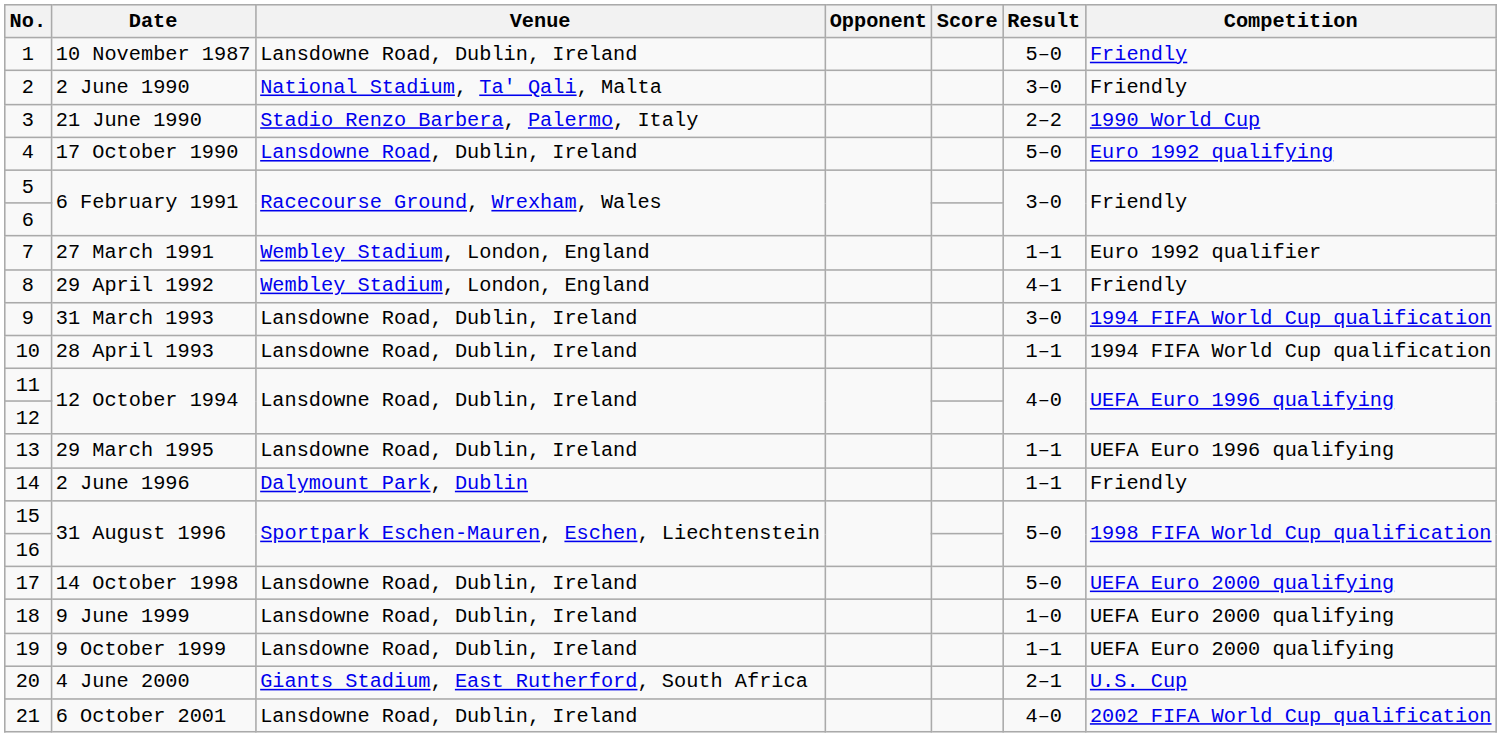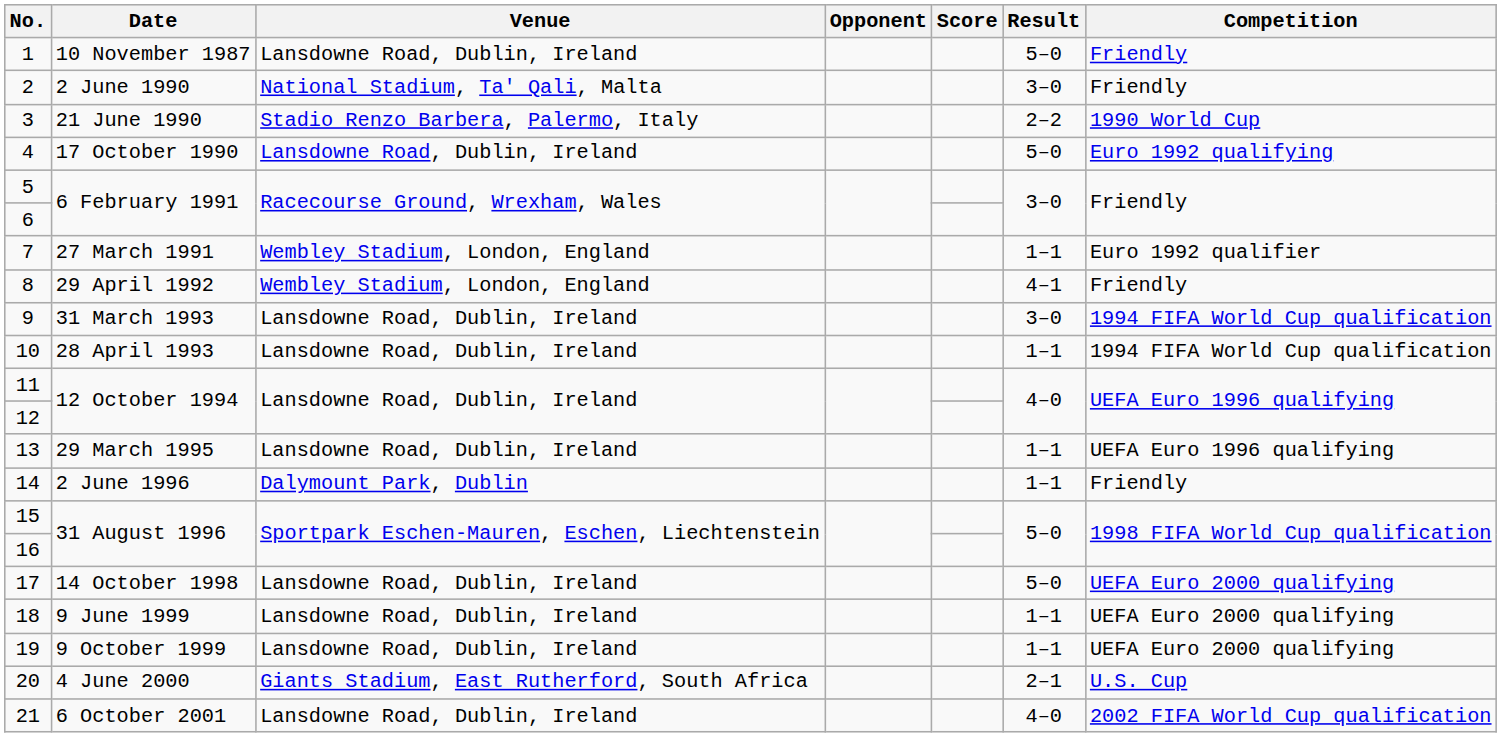(1044, 616) 1–0 -> (1044, 616) 1–1
